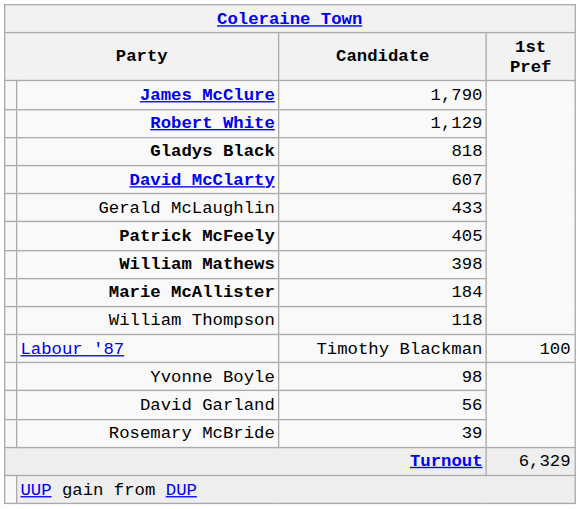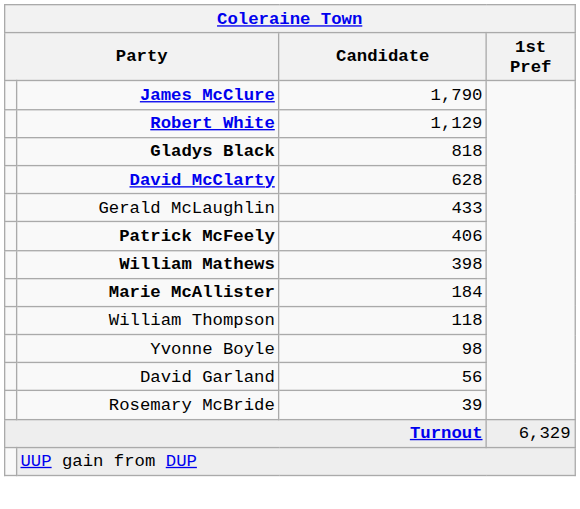(467, 180) 607 -> (467, 180) 628
(467, 236) 405 -> (467, 236) 406
- row: (72, 349)
